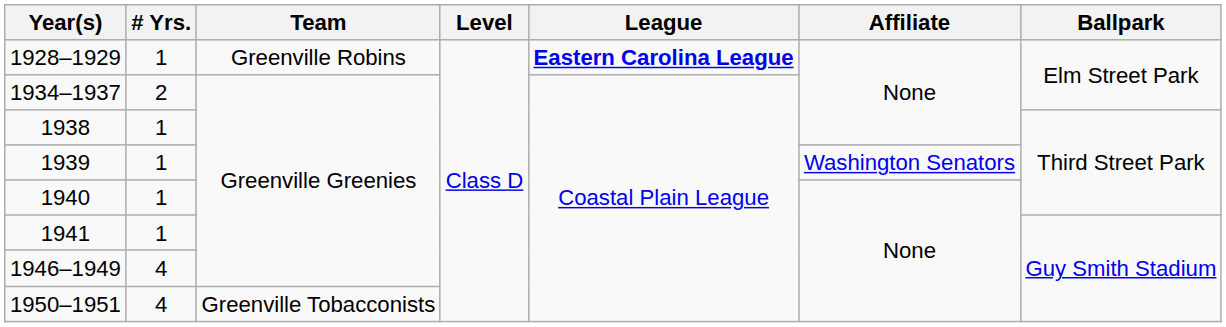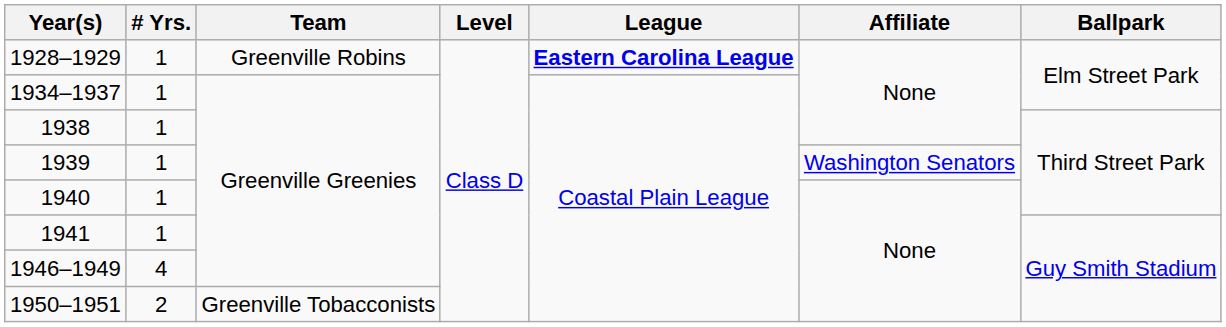(161, 93) 2 -> (161, 93) 1
(161, 304) 4 -> (161, 304) 2
